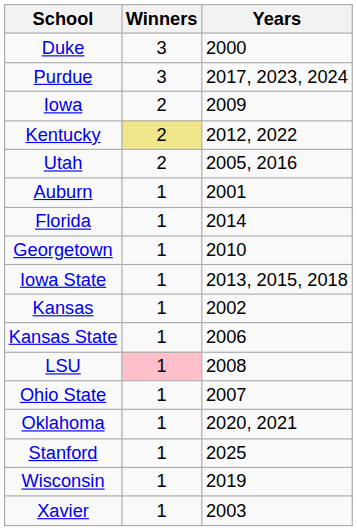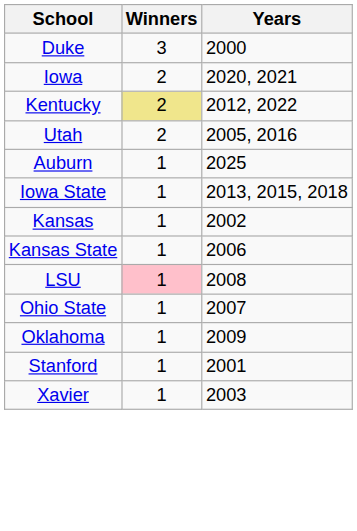- row: (63, 76)
(226, 105) 2009 -> (252, 76) 2020, 2021
(226, 192) 2001 -> (226, 163) 2025
- row: (63, 221)
- row: (63, 250)
(252, 423) 2020, 2021 -> (226, 337) 2009
(226, 452) 2025 -> (226, 366) 2001
- row: (63, 481)
